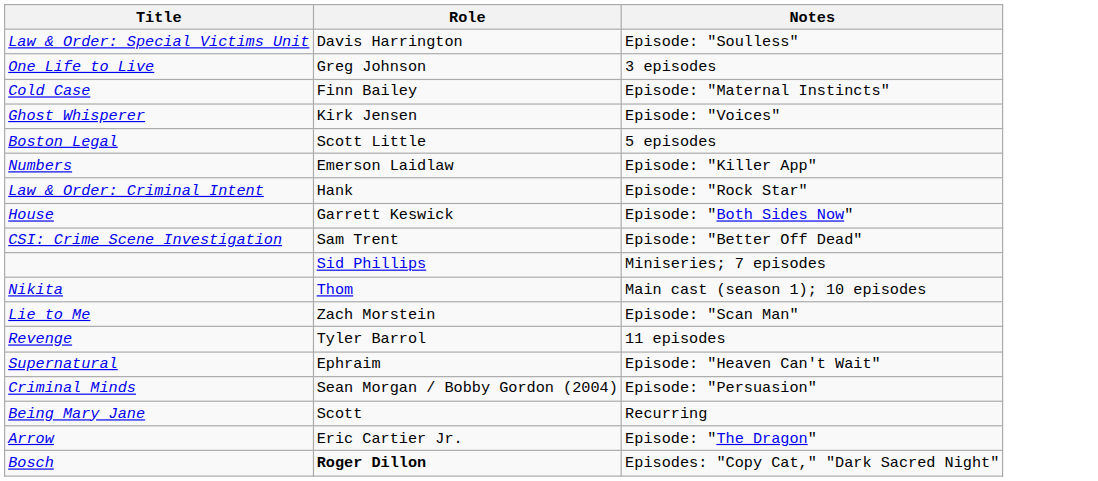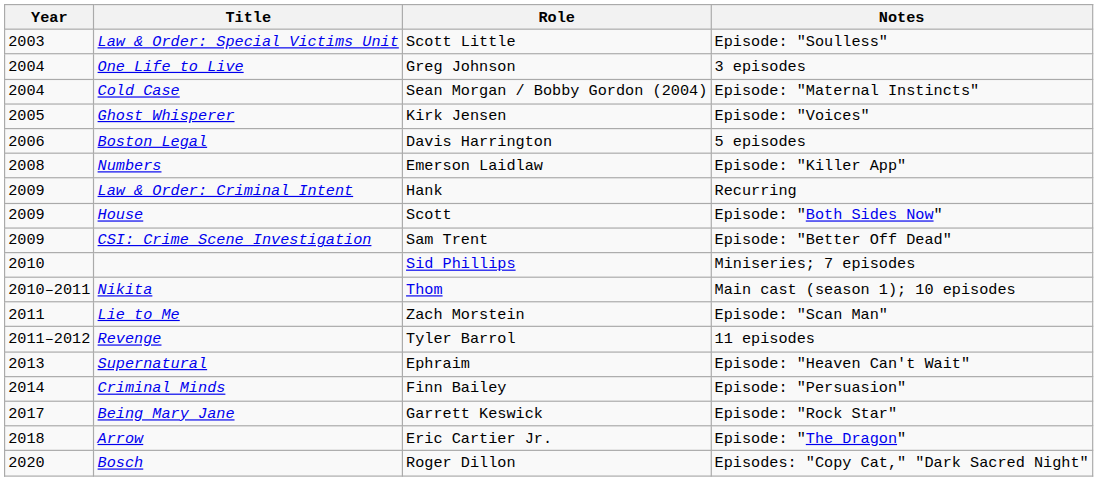+ column: (49, 17)
(390, 42) Davis Harrington -> (461, 42) Scott Little
(367, 91) Finn Bailey -> (557, 91) Sean Morgan / Bobby Gordon (2004)
(371, 141) Scott Little -> (479, 141) Davis Harrington
(716, 191) Episode: "Rock Star" -> (756, 191) Recurring
(385, 215) Garrett Keswick -> (429, 215) Scott
(467, 389) Sean Morgan / Bobby Gordon (2004) -> (456, 389) Finn Bailey
(339, 414) Scott -> (475, 414) Garrett Keswick
(666, 414) Recurring -> (806, 414) Episode: "Rock Star"
(371, 463) bold -> (461, 463) normal
